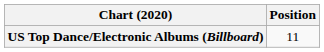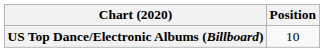(293, 36) 11 -> (293, 36) 10
